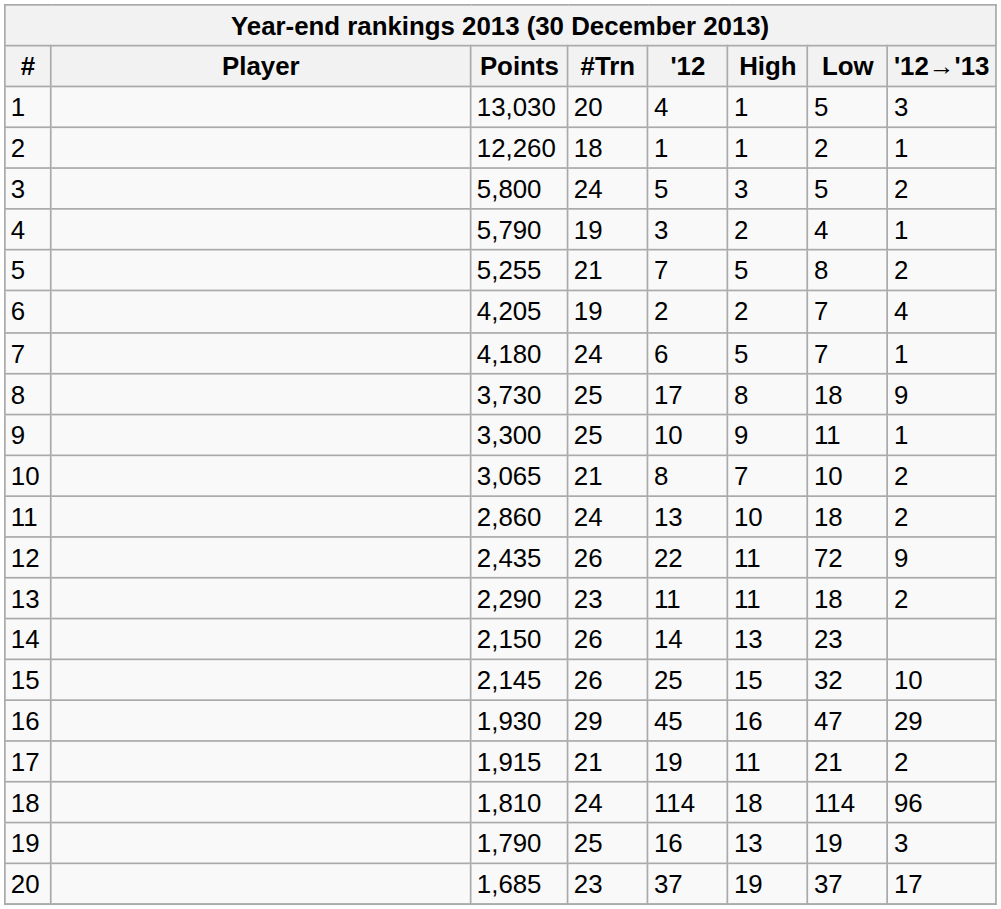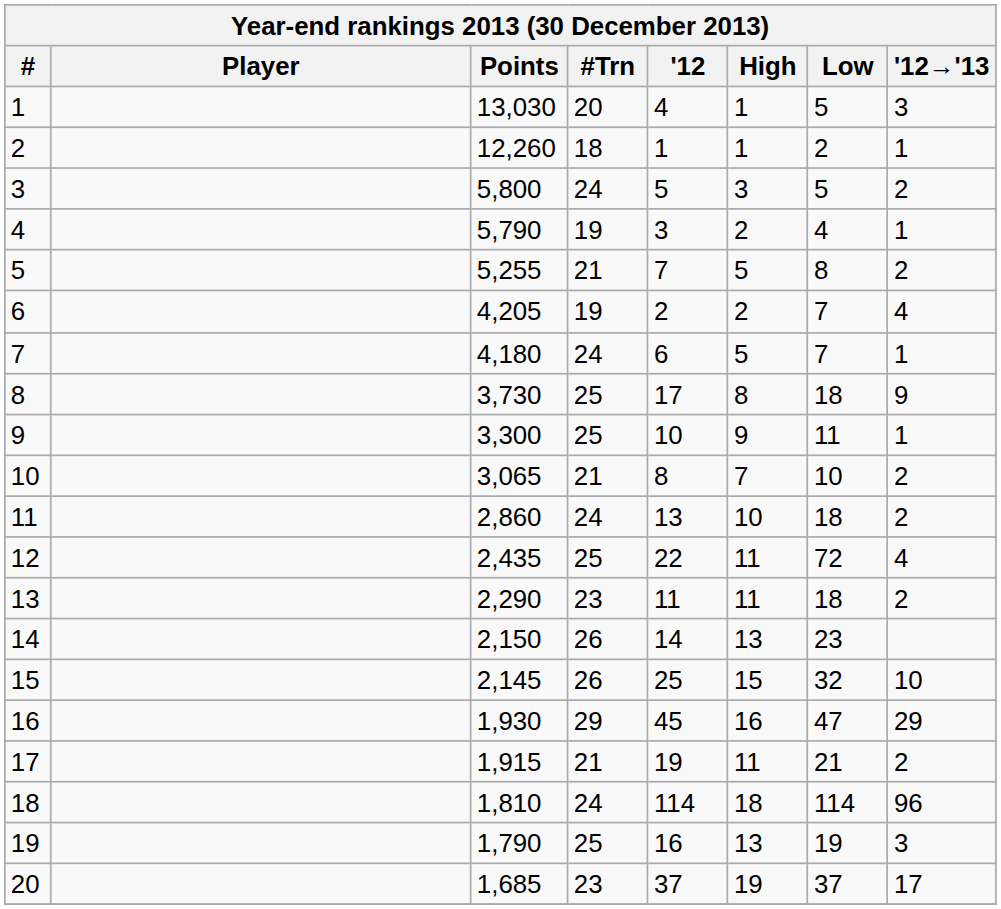(588, 557) 26 -> (588, 557) 25
(901, 557) 9 -> (901, 557) 4
